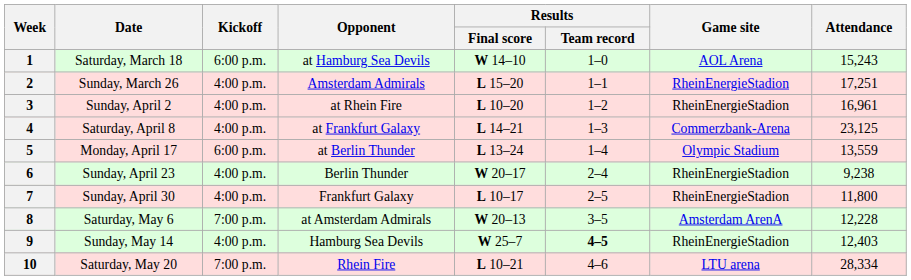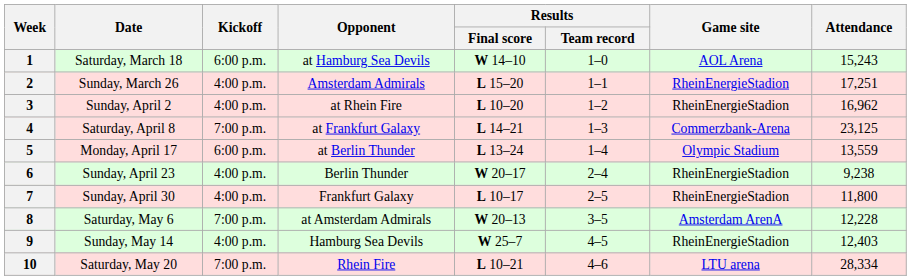(859, 106) 16,961 -> (859, 106) 16,962
(240, 128) 4:00 p.m. -> (240, 128) 7:00 p.m.
(598, 241) bold -> (598, 241) normal
